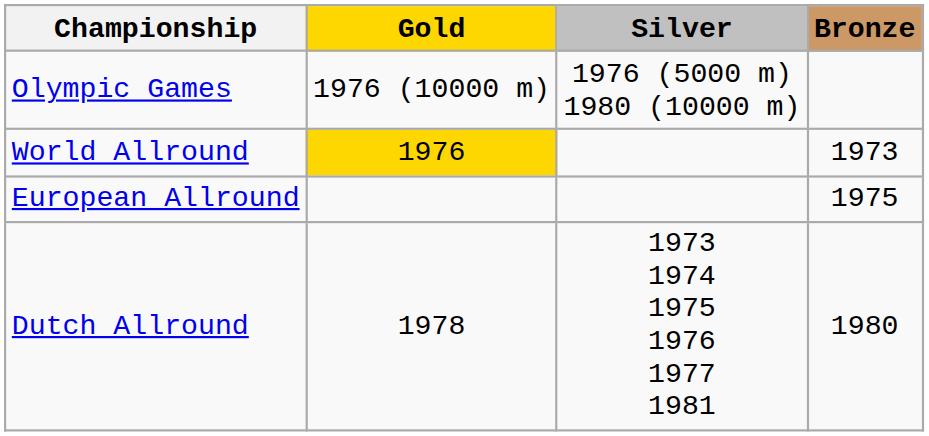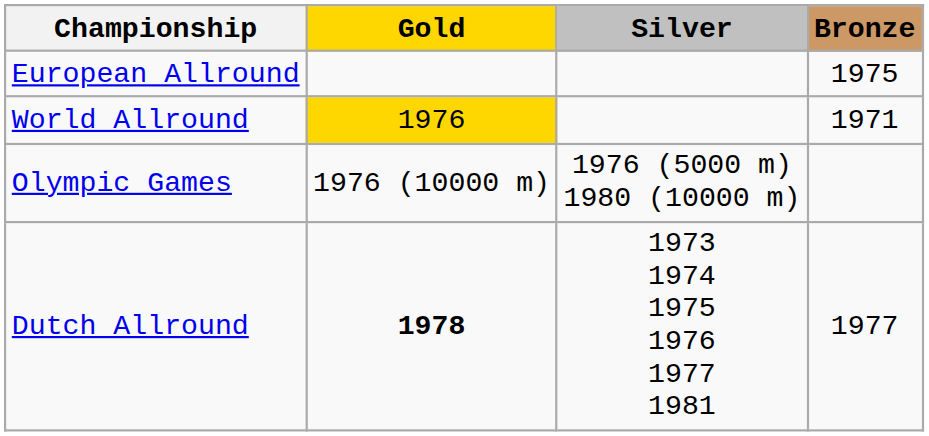rows swapped: (122, 90) <-> (156, 199)
(865, 153) 1973 -> (865, 120) 1971
(432, 326) normal -> (432, 326) bold
(865, 326) 1980 -> (865, 326) 1977
